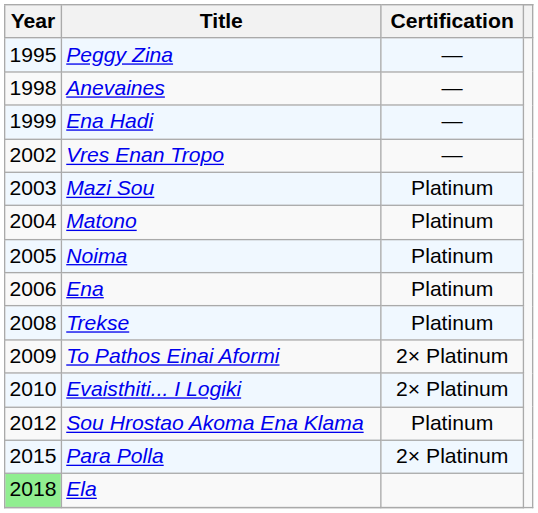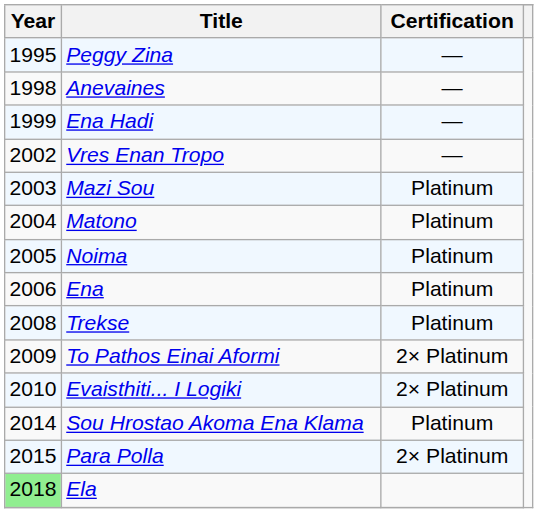(33, 423) 2012 -> (33, 423) 2014
